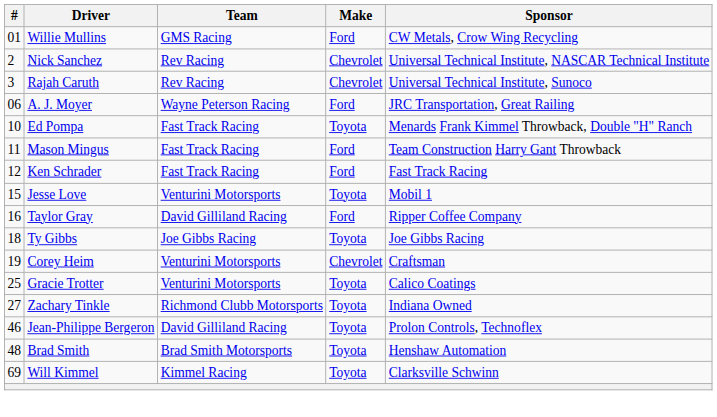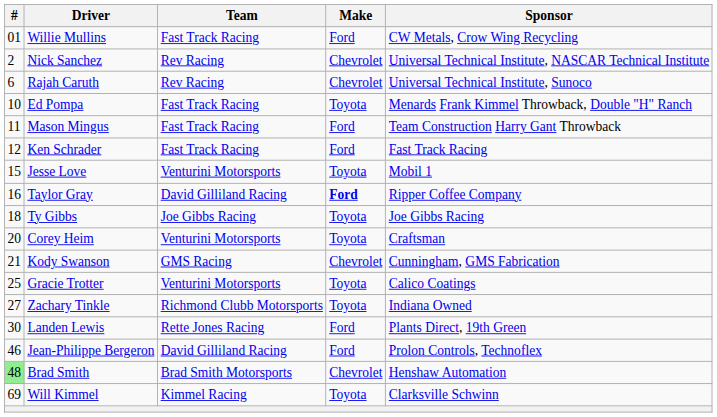(196, 38) GMS Racing -> (210, 38) Fast Track Racing
(11, 82) 3 -> (11, 82) 6
- row: (60, 105)
(342, 216) normal -> (343, 194) bold
(14, 261) 19 -> (14, 238) 20
(356, 261) Chevrolet -> (348, 238) Toyota
+ row: (69, 261)
+ row: (66, 328)
(348, 328) Toyota -> (342, 350) Ford
(14, 350) no background -> (14, 372) lightgreen background
(348, 350) Toyota -> (356, 372) Chevrolet
